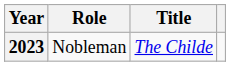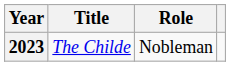columns swapped: (174, 18) <-> (89, 18)
